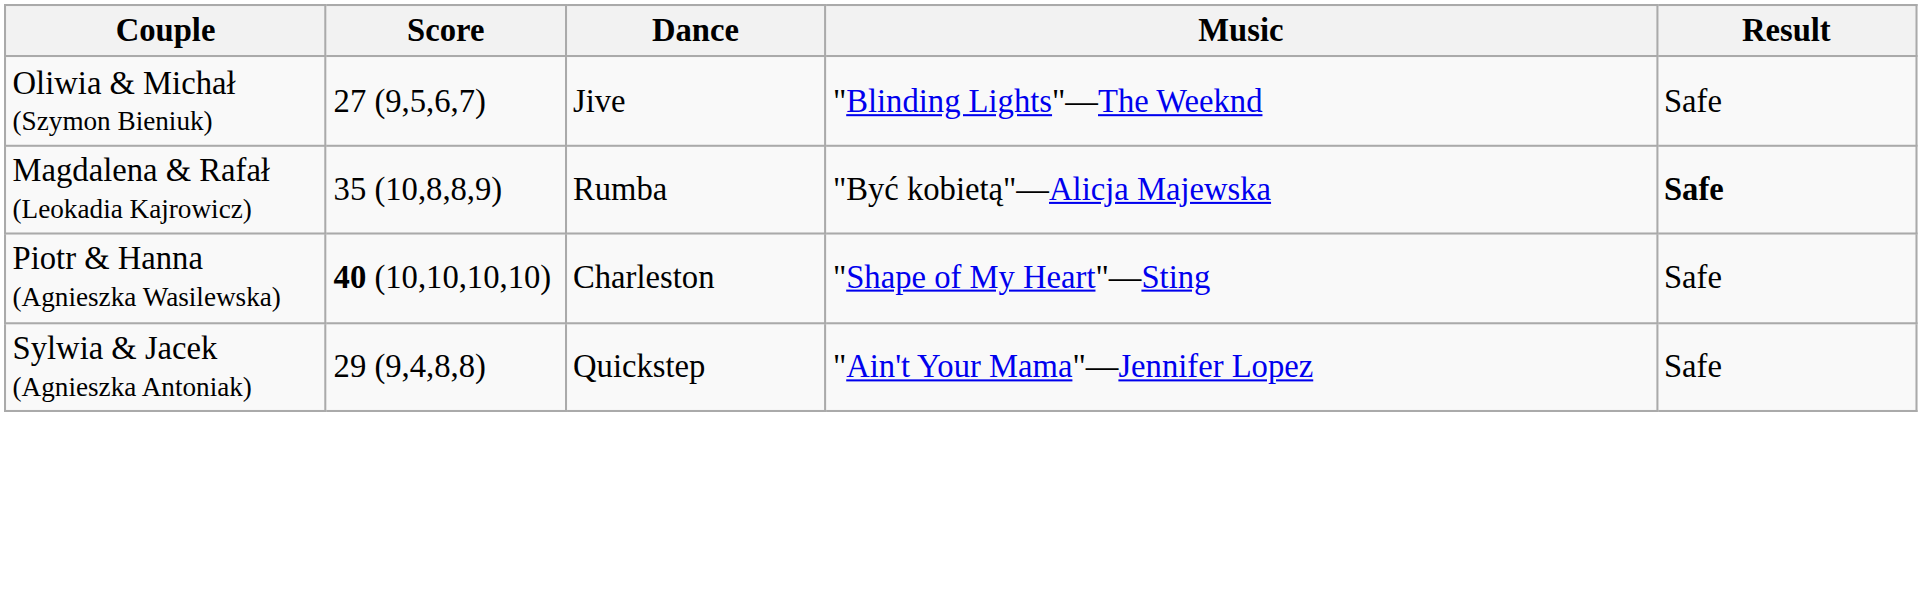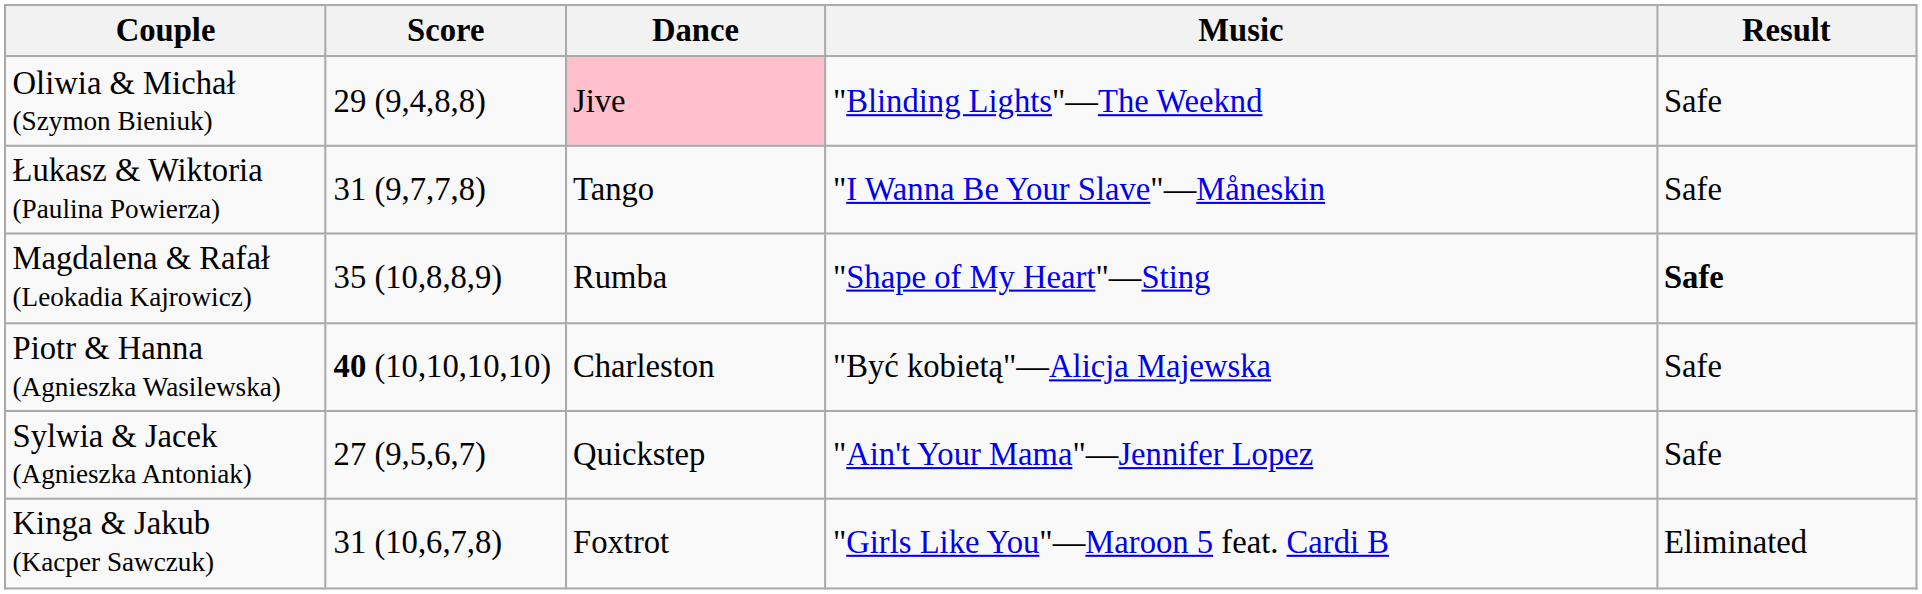(410, 100) 27 (9,5,6,7) -> (410, 100) 29 (9,4,8,8)
(599, 100) no background -> (599, 100) pink background
+ row: (138, 188)
(1052, 188) "Być kobietą"—Alicja Majewska -> (1022, 277) "Shape of My Heart"—Sting
(1022, 277) "Shape of My Heart"—Sting -> (1052, 365) "Być kobietą"—Alicja Majewska
(410, 365) 29 (9,4,8,8) -> (410, 454) 27 (9,5,6,7)
+ row: (113, 542)
